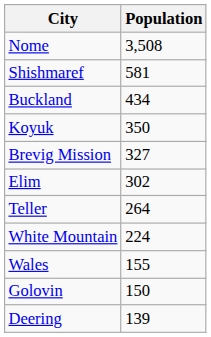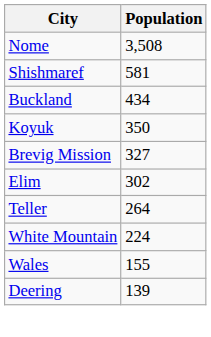- row: (36, 291)
